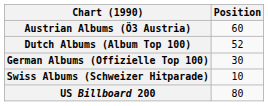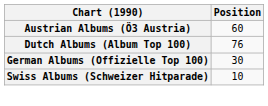(237, 45) 52 -> (237, 45) 76
- row: (108, 93)
